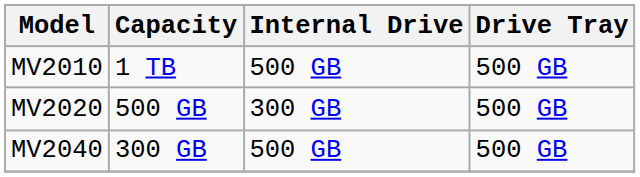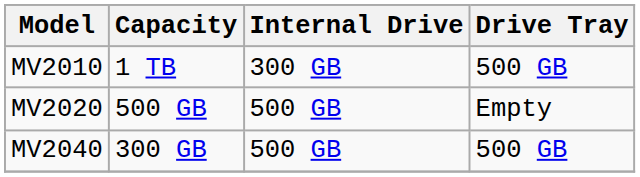(295, 67) 500 GB -> (295, 67) 300 GB
(295, 109) 300 GB -> (295, 109) 500 GB
(521, 109) 500 GB -> (514, 109) Empty
